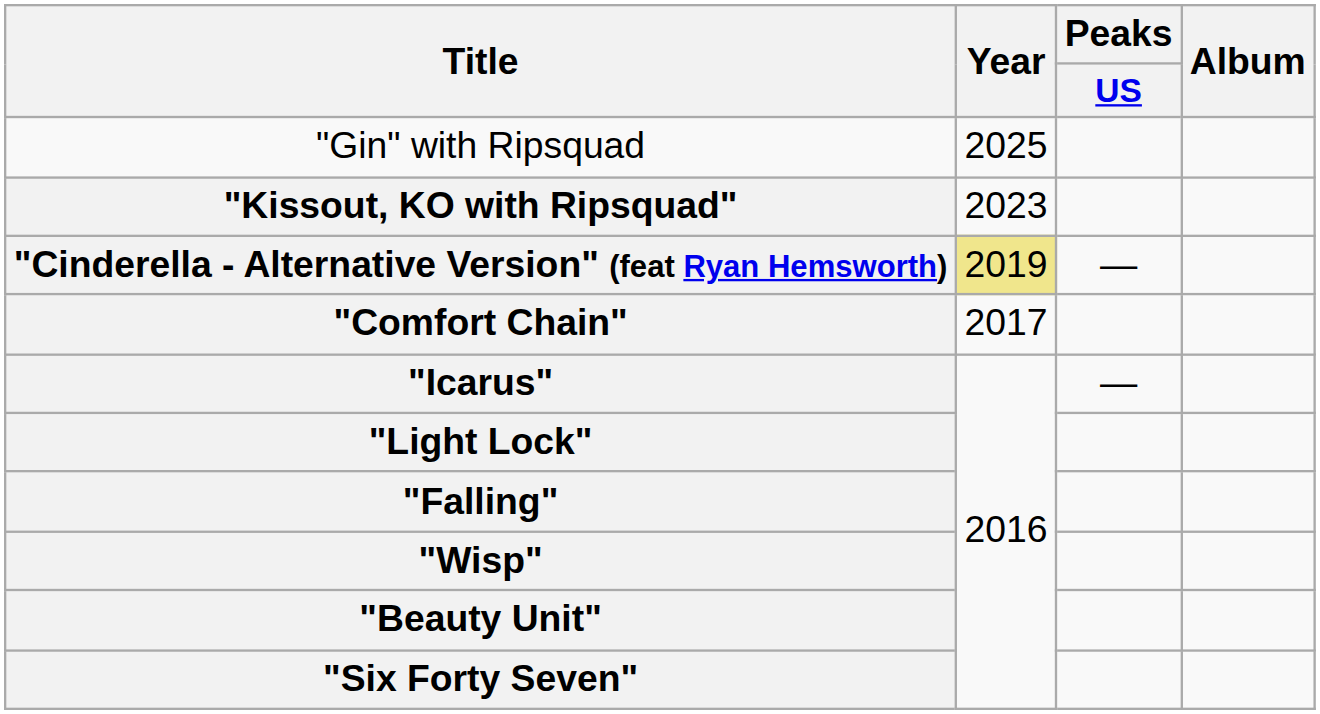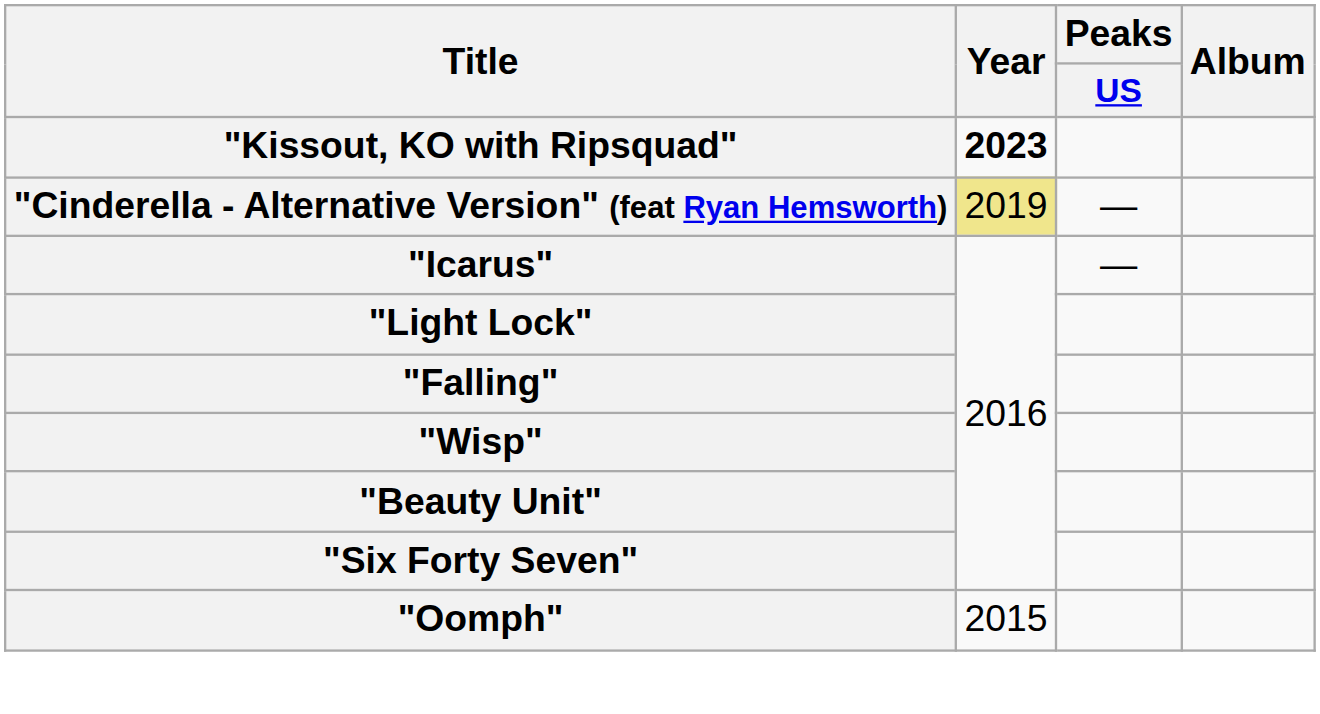- row: (481, 146)
(1006, 205) normal -> (1006, 146) bold
- row: (481, 323)
+ row: (481, 619)
